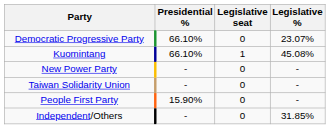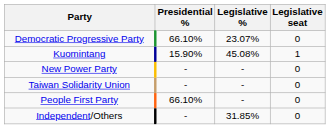columns swapped: (243, 17) <-> (297, 17)
(186, 54) 66.10% -> (186, 54) 15.90%
(186, 100) 15.90% -> (186, 100) 66.10%
